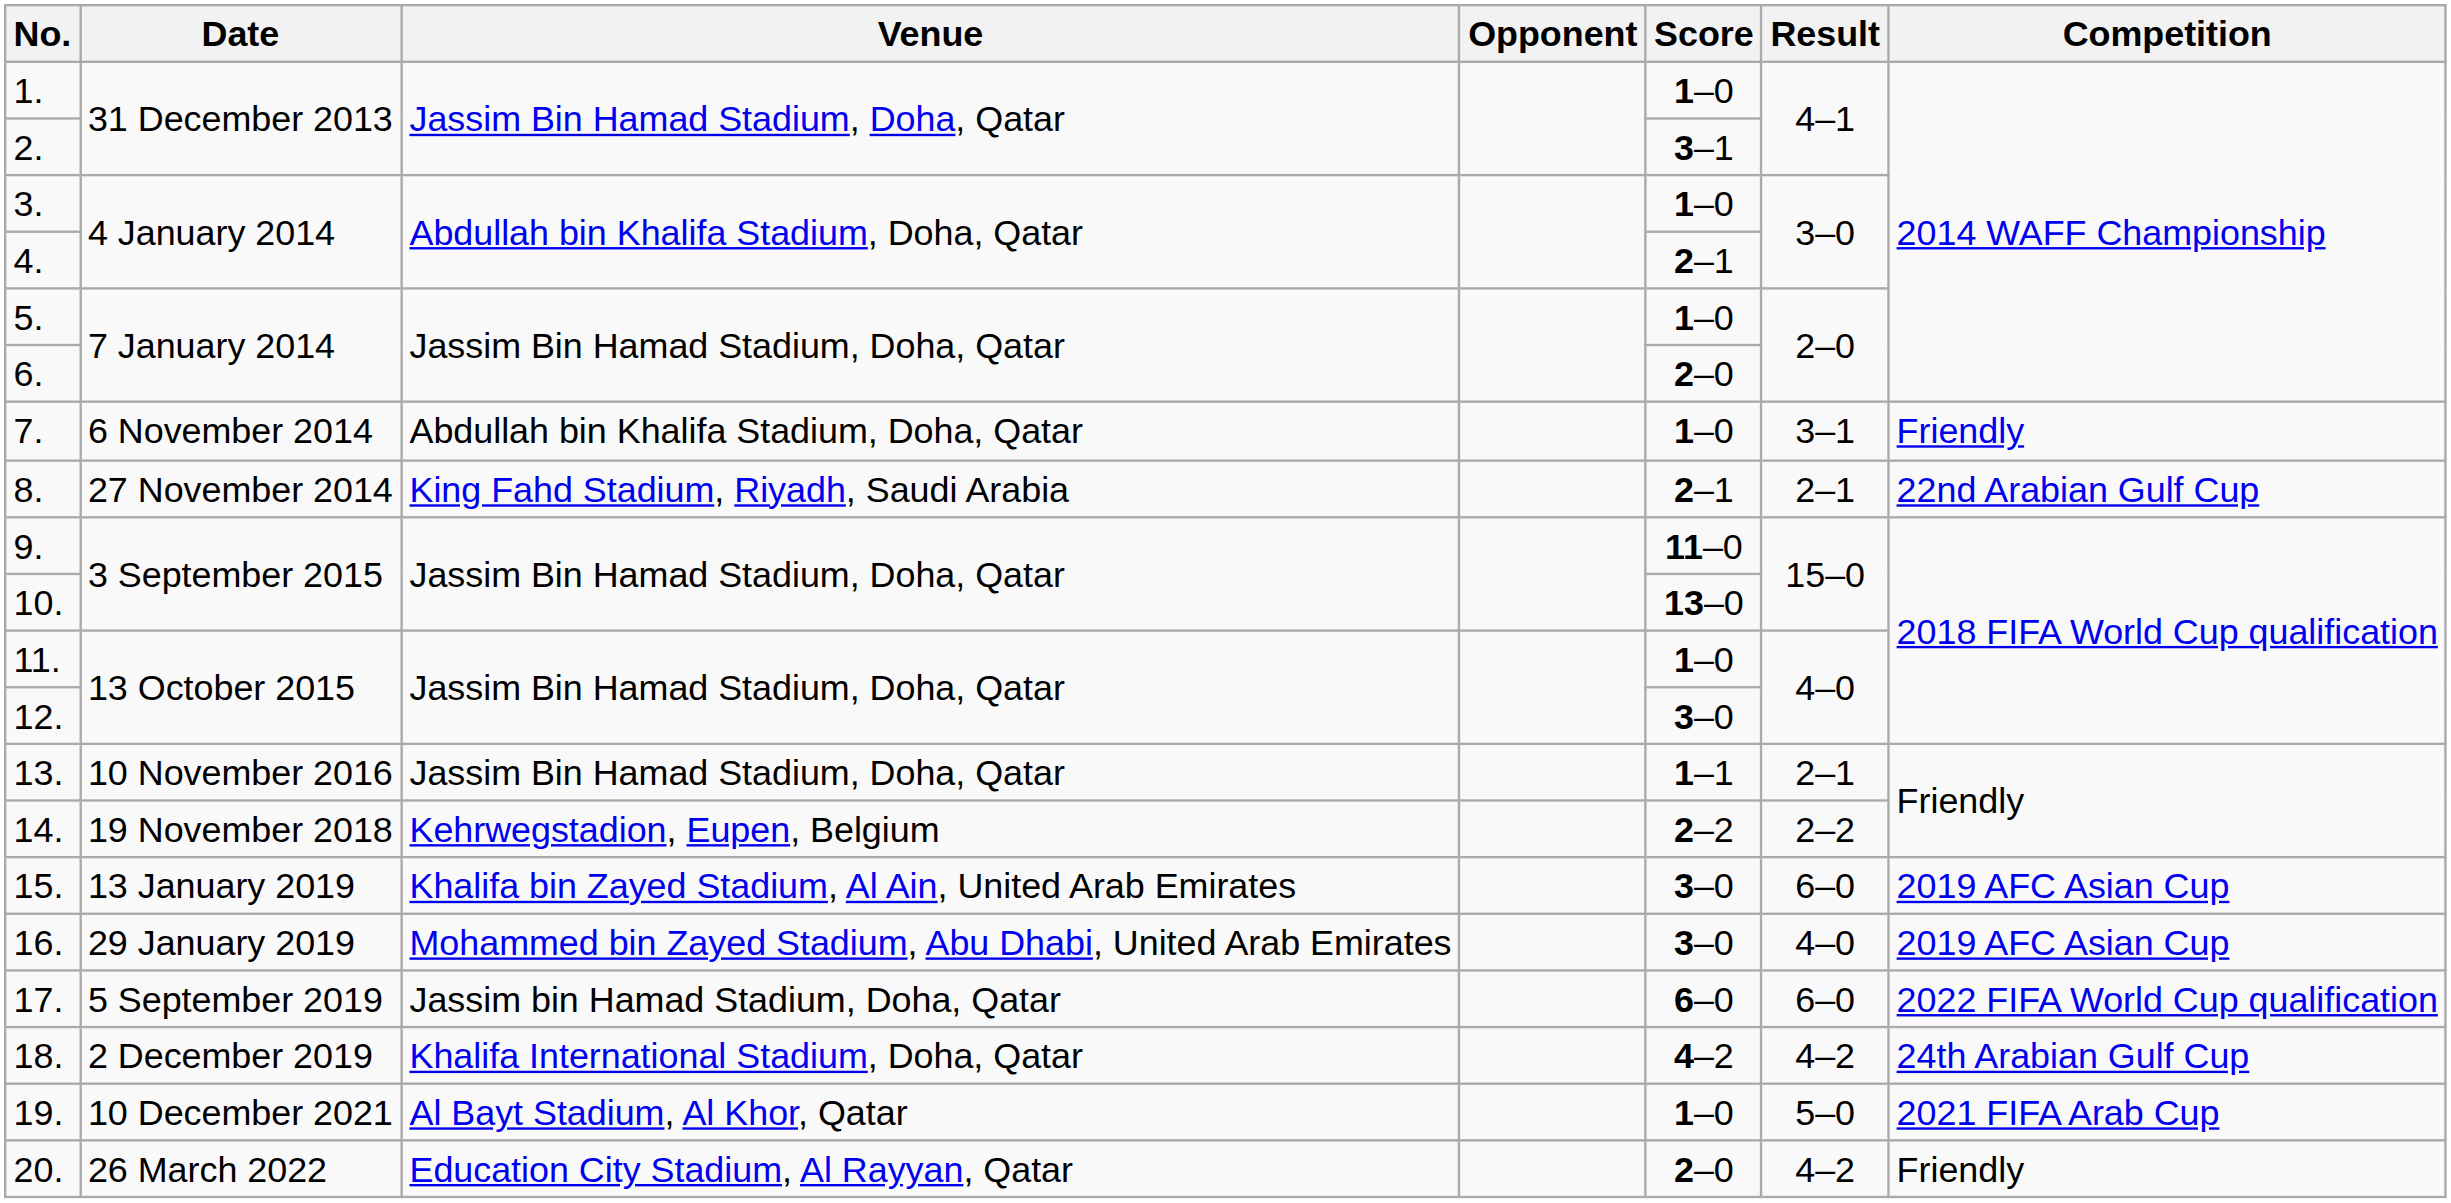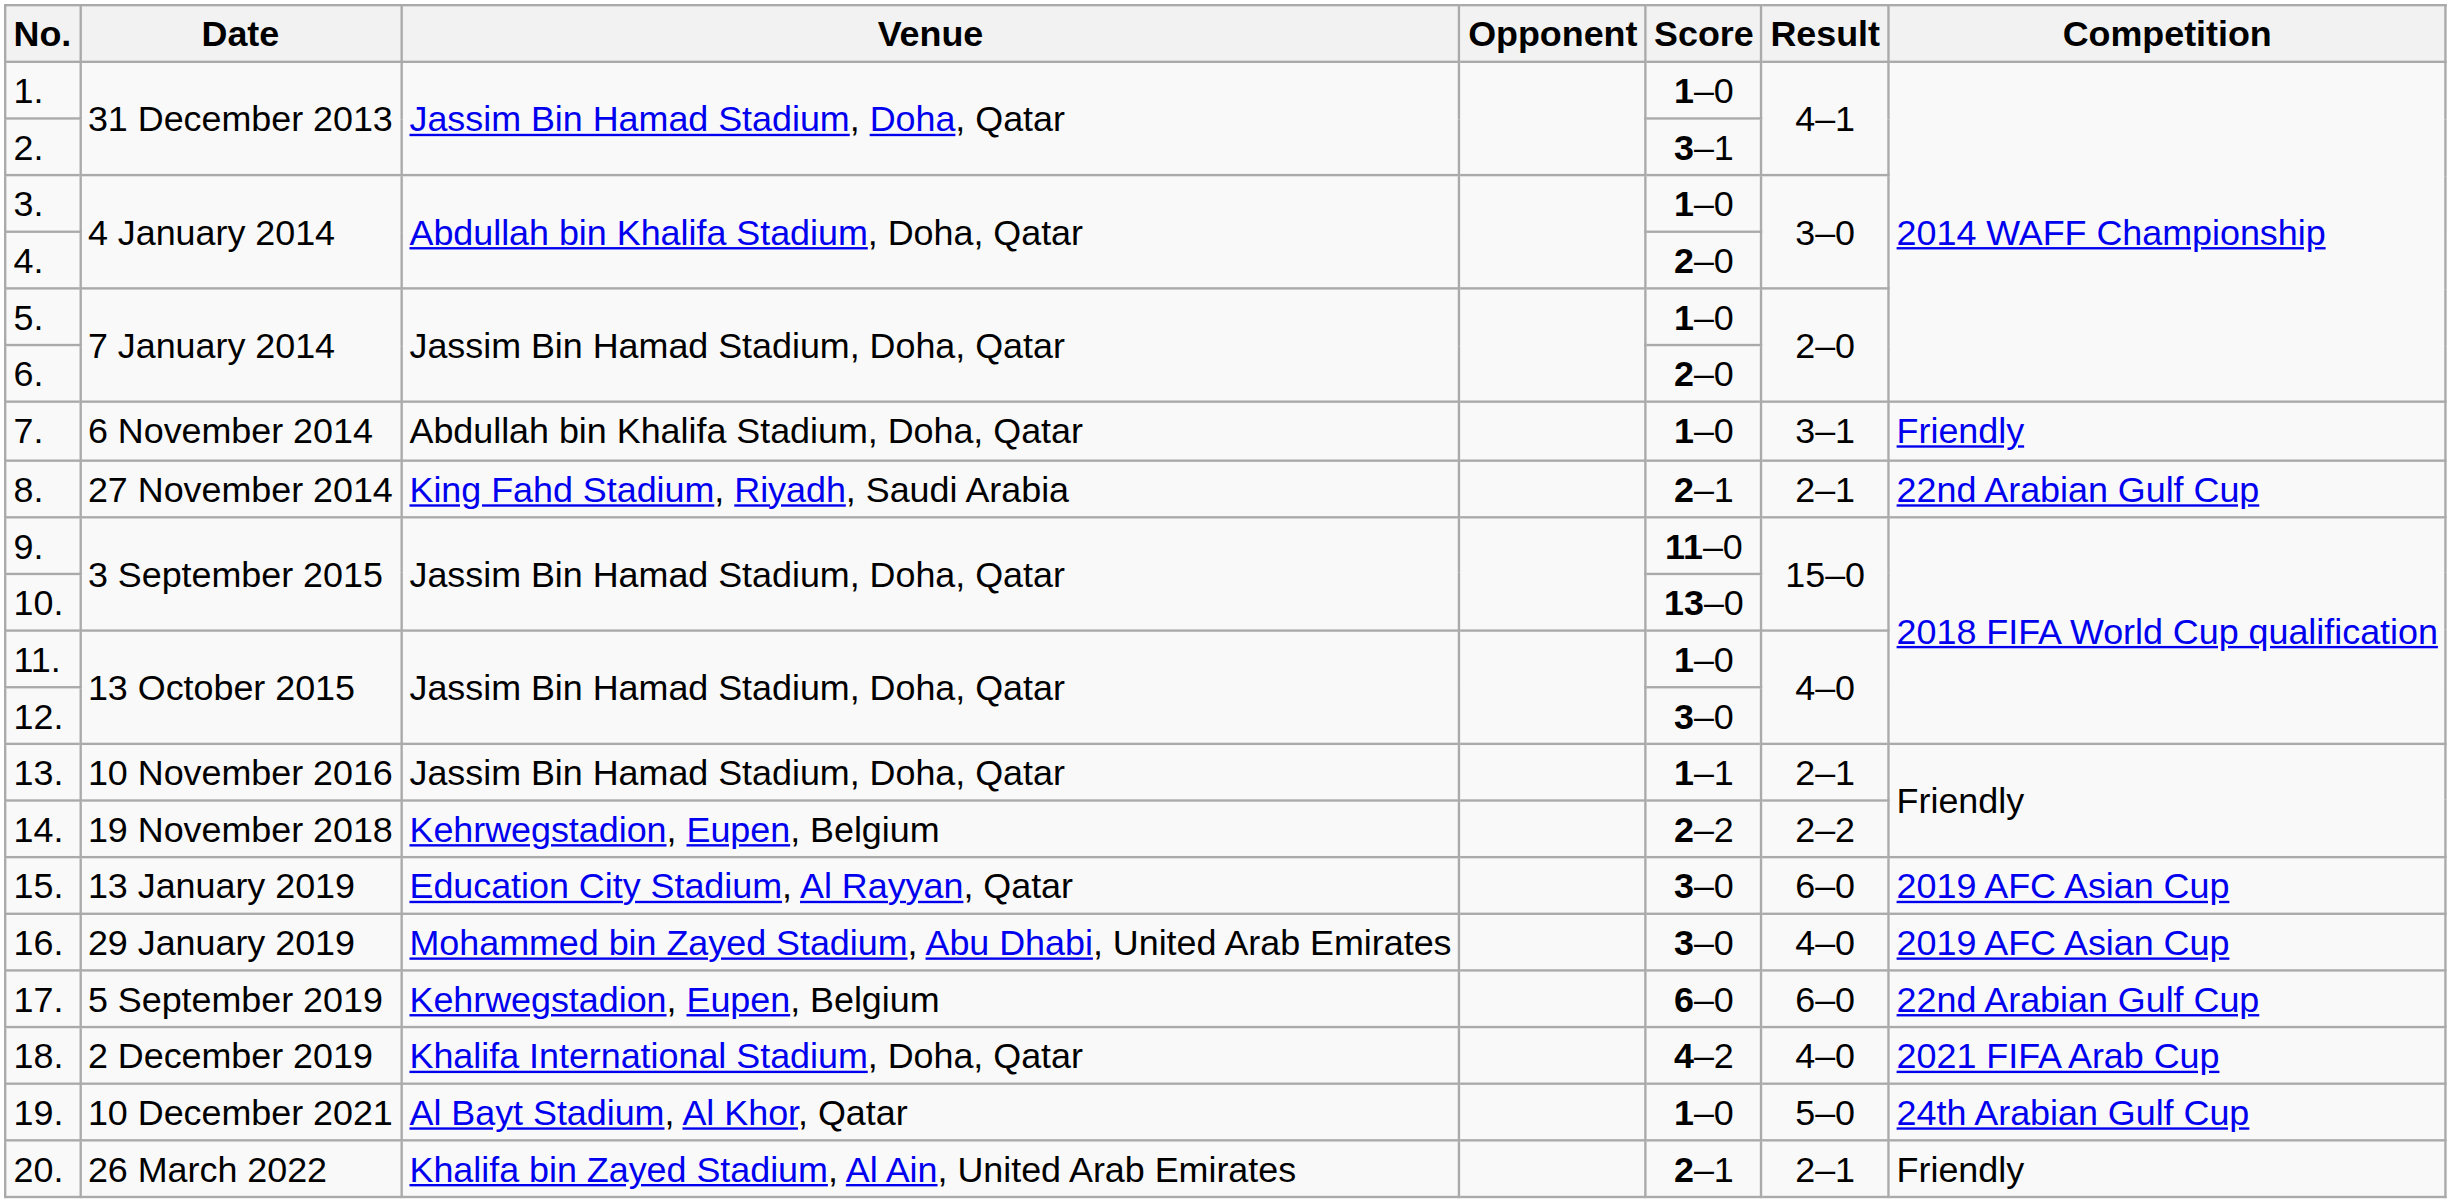(1704, 261) 2–1 -> (1704, 261) 2–0
(853, 886) Khalifa bin Zayed Stadium, Al Ain, United Arab Emirates -> (741, 886) Education City Stadium, Al Rayyan, Qatar
(735, 999) Jassim bin Hamad Stadium, Doha, Qatar -> (675, 999) Kehrwegstadion, Eupen, Belgium
(2167, 999) 2022 FIFA World Cup qualification -> (2078, 999) 22nd Arabian Gulf Cup
(1825, 1056) 4–2 -> (1825, 1056) 4–0
(2073, 1056) 24th Arabian Gulf Cup -> (2058, 1056) 2021 FIFA Arab Cup
(2058, 1113) 2021 FIFA Arab Cup -> (2073, 1113) 24th Arabian Gulf Cup
(741, 1170) Education City Stadium, Al Rayyan, Qatar -> (853, 1170) Khalifa bin Zayed Stadium, Al Ain, United Arab Emirates
(1704, 1170) 2–0 -> (1704, 1170) 2–1
(1825, 1170) 4–2 -> (1825, 1170) 2–1
